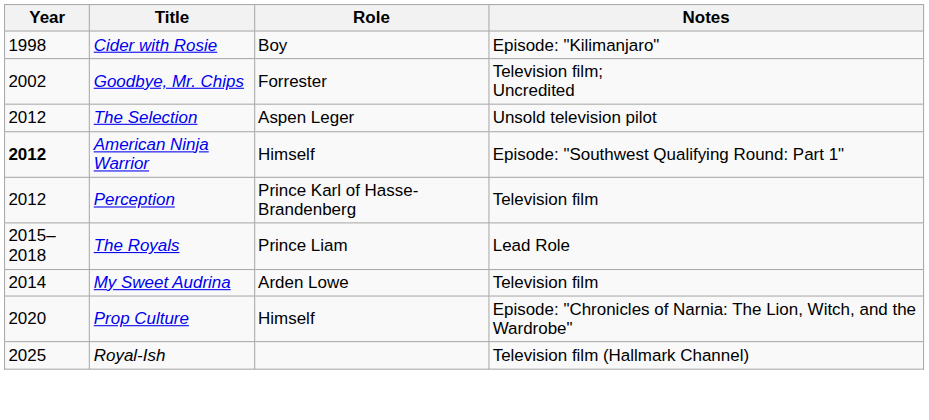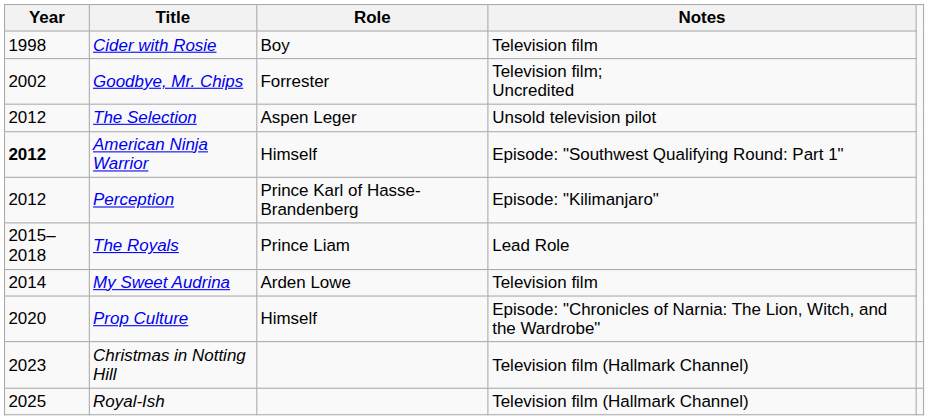(576, 44) Episode: "Kilimanjaro" -> (545, 44) Television film
(545, 200) Television film -> (576, 200) Episode: "Kilimanjaro"
+ row: (169, 364)
